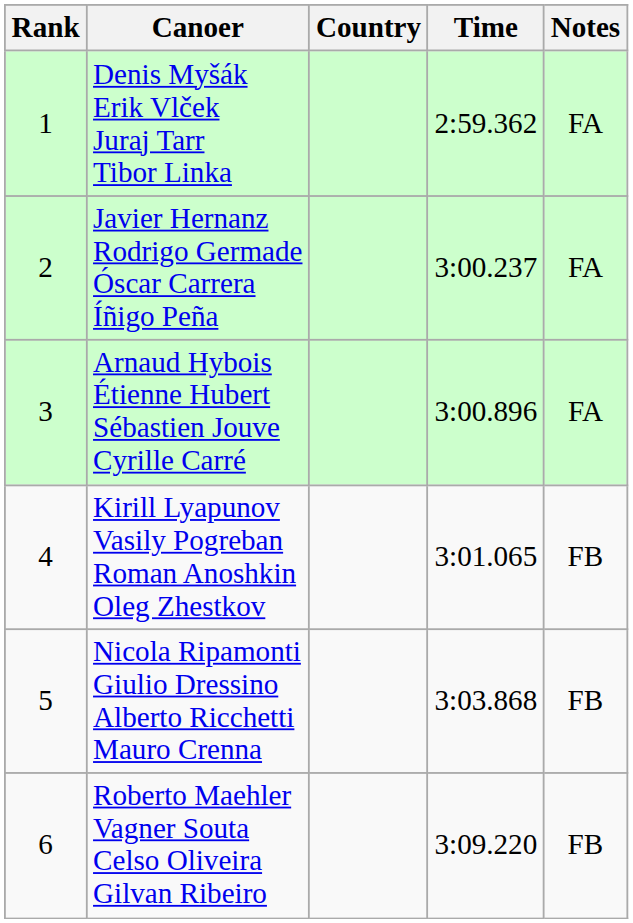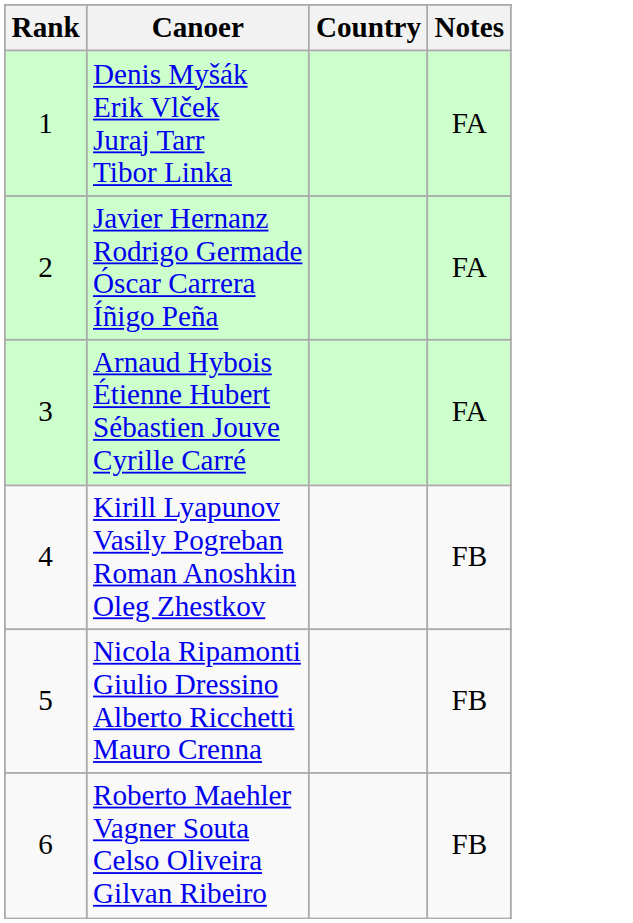- column: (486, 27)
